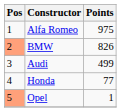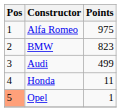(9, 46) lightsalmon background -> (9, 46) no background
(106, 46) 826 -> (106, 46) 823
(108, 80) 77 -> (109, 80) 11
